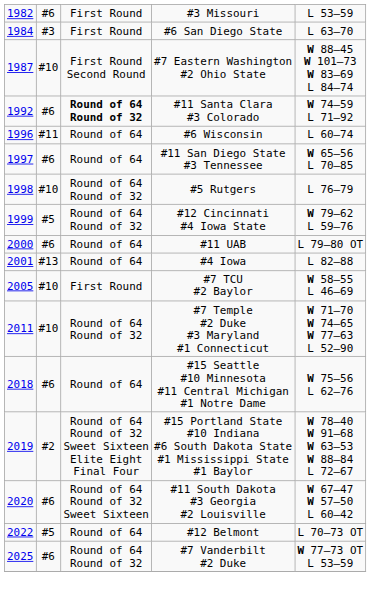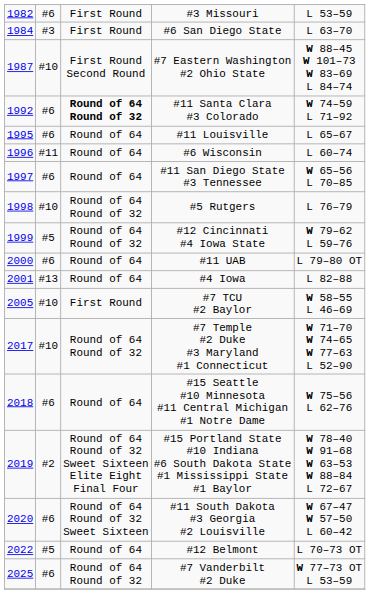+ row: (222, 135)
(20, 329) 2011 -> (20, 347) 2017
